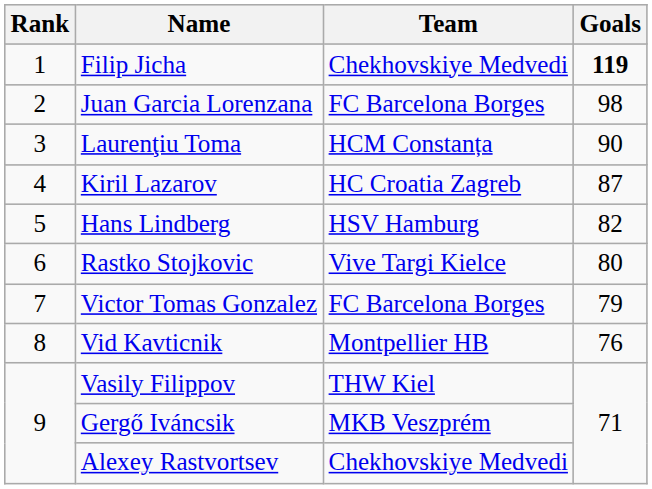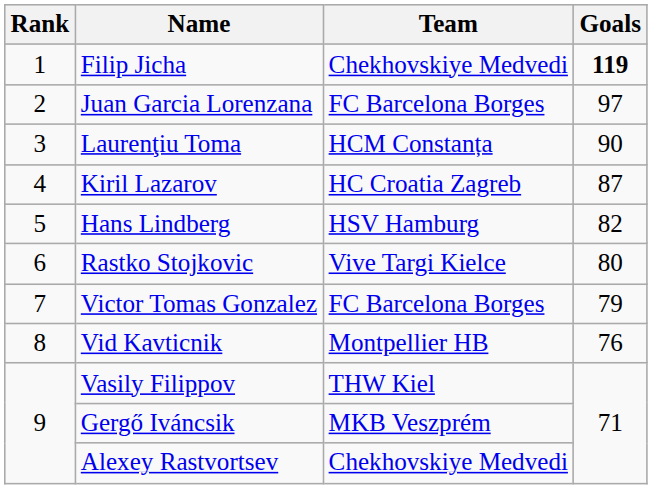(610, 104) 98 -> (610, 104) 97
